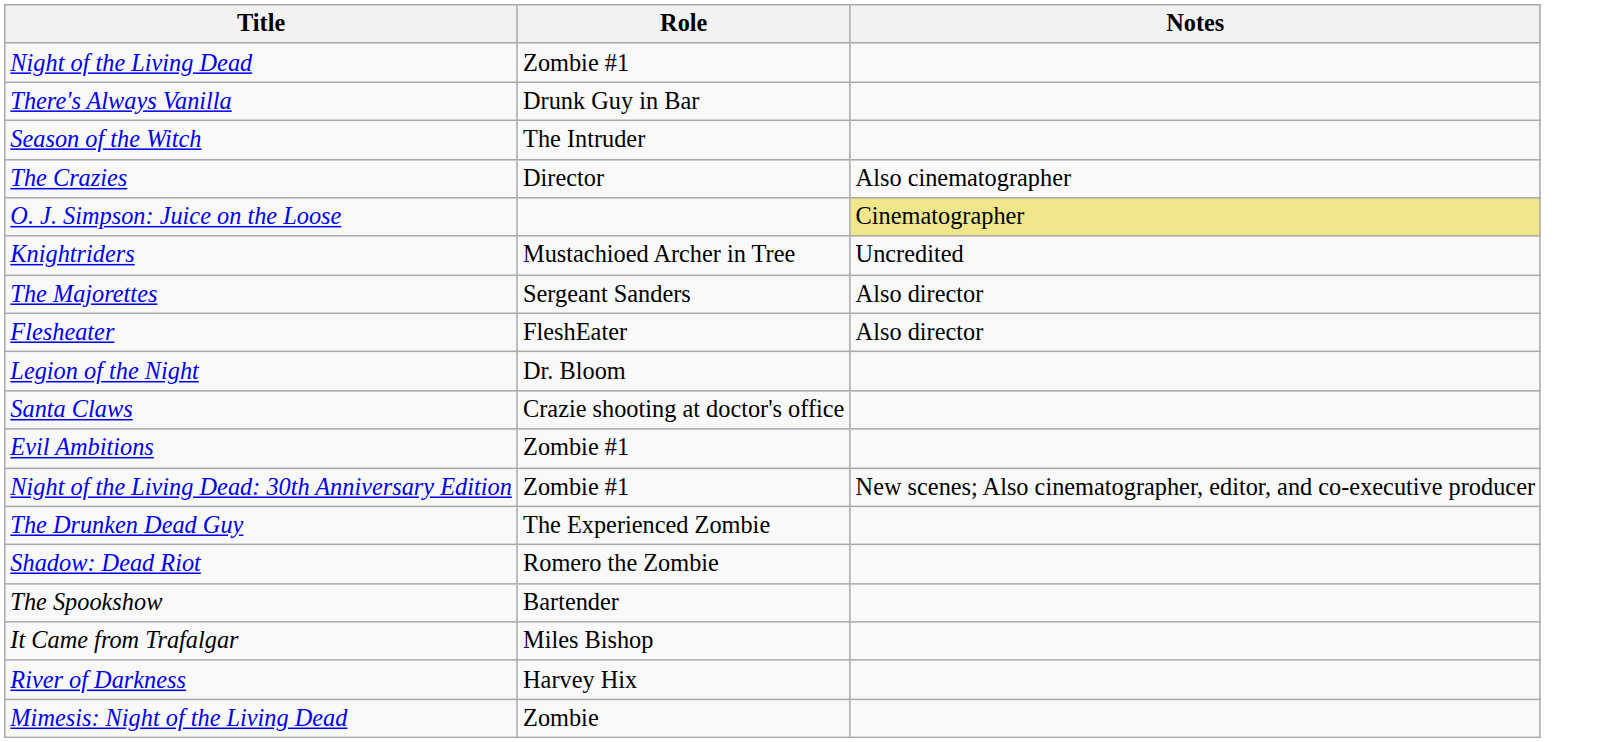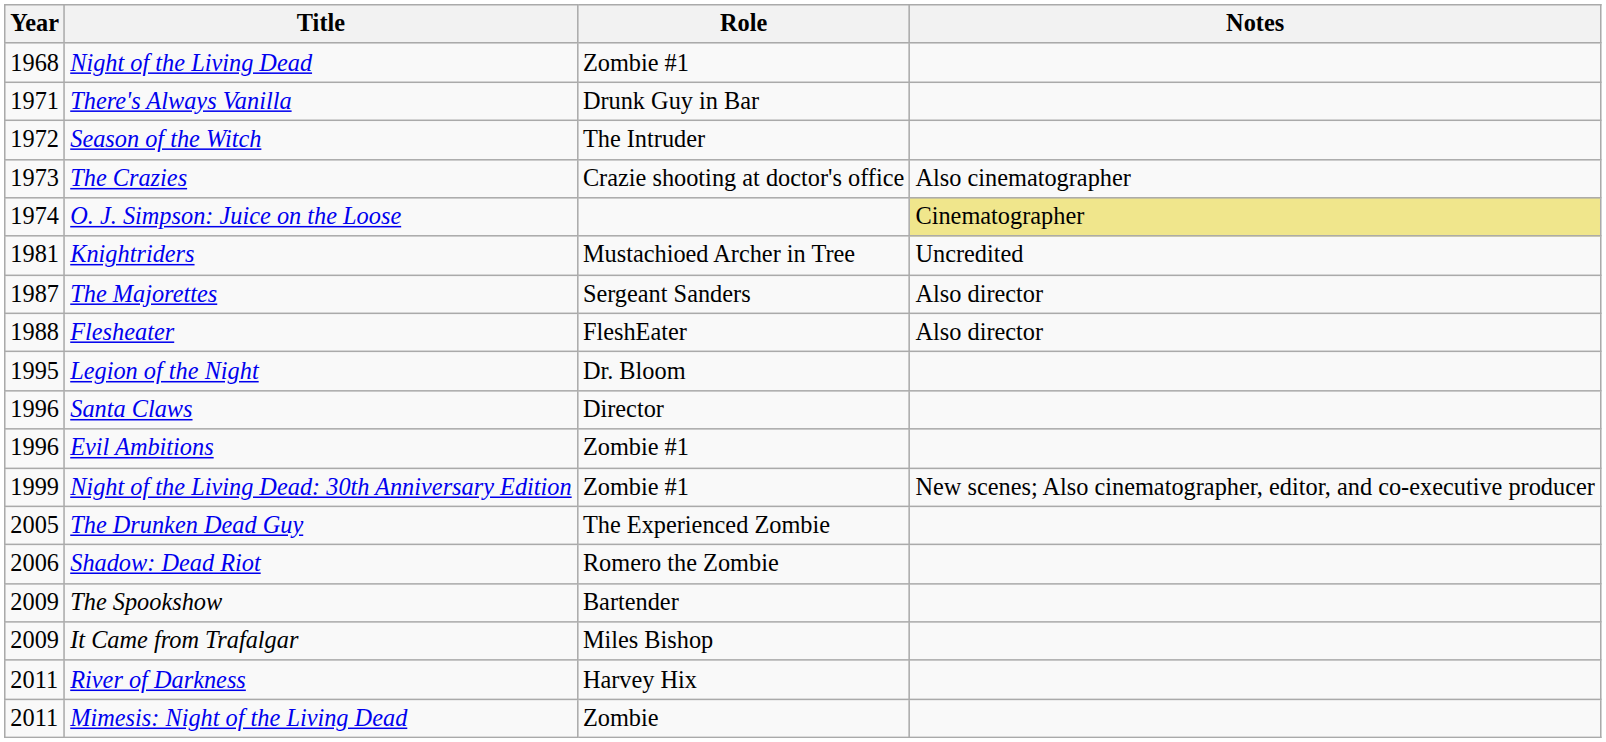+ column: (35, 23)
(564, 178) Director -> (744, 178) Crazie shooting at doctor's office
(684, 409) Crazie shooting at doctor's office -> (623, 409) Director
